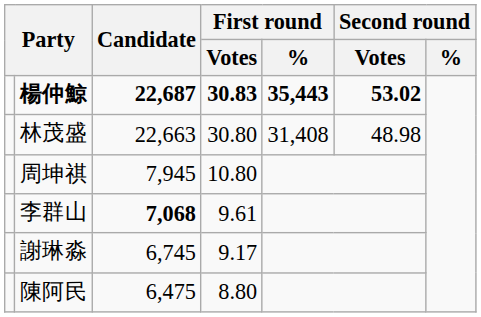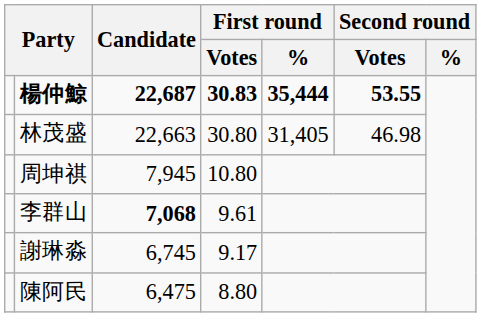(298, 94) 35,443 -> (298, 94) 35,444
(396, 94) 53.02 -> (396, 94) 53.55
(298, 134) 31,408 -> (298, 134) 31,405
(396, 134) 48.98 -> (396, 134) 46.98
